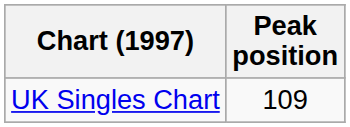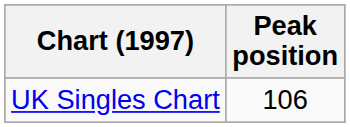(285, 99) 109 -> (285, 99) 106
